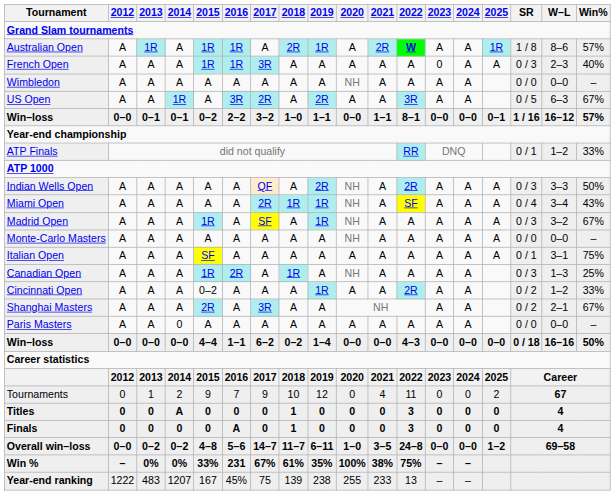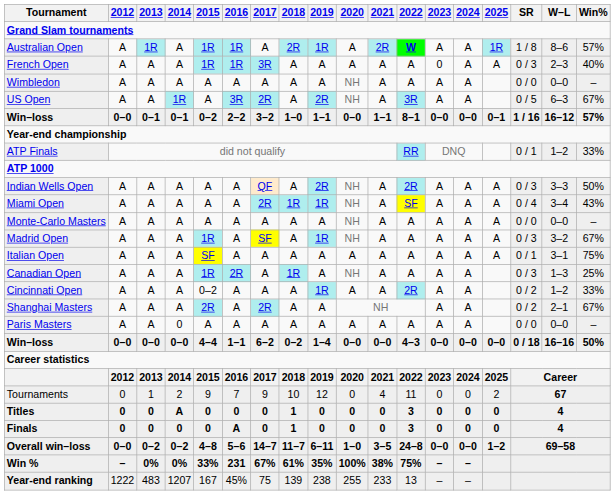(352, 100) A -> (352, 100) NH
rows swapped: (56, 238) <-> (37, 221)
(265, 308) 3R -> (265, 308) 2R
